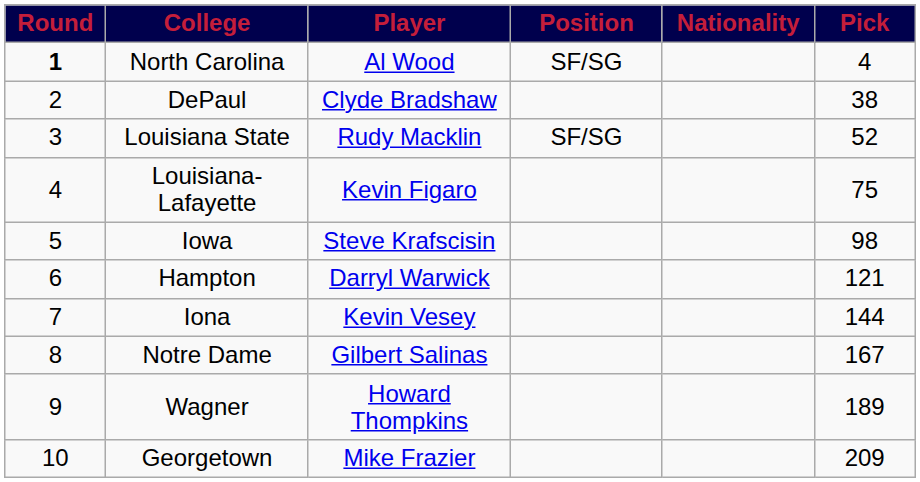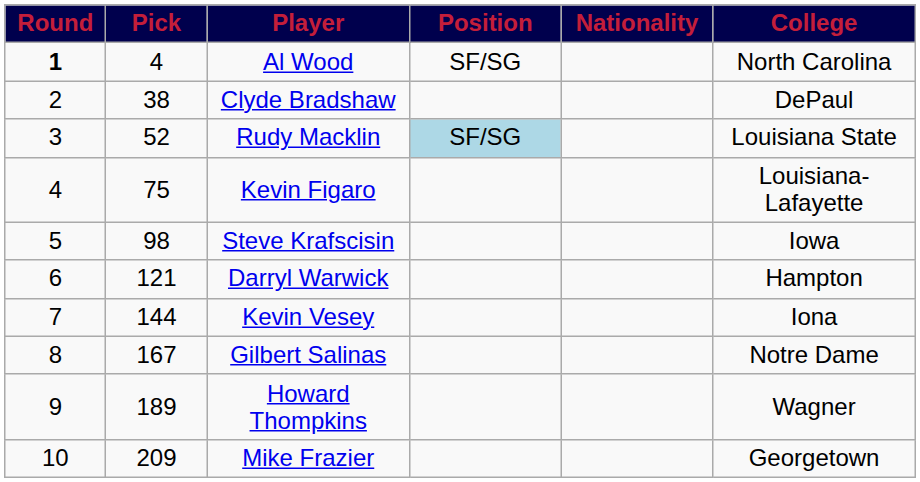columns swapped: (865, 23) <-> (207, 23)
(586, 137) no background -> (485, 137) lightblue background
